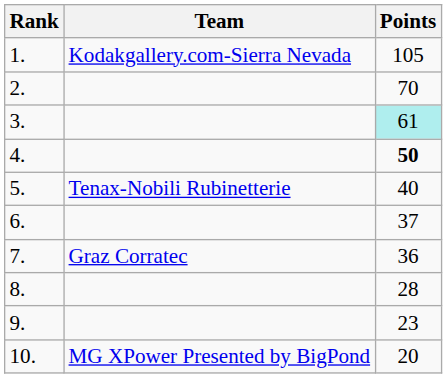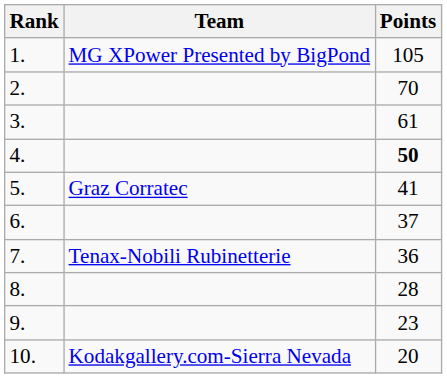(210, 54) Kodakgallery.com-Sierra Nevada -> (219, 54) MG XPower Presented by BigPond
(408, 121) paleturquoise background -> (408, 121) no background
(180, 188) Tenax-Nobili Rubinetterie -> (128, 188) Graz Corratec
(408, 188) 40 -> (408, 188) 41
(128, 255) Graz Corratec -> (180, 255) Tenax-Nobili Rubinetterie
(219, 356) MG XPower Presented by BigPond -> (210, 356) Kodakgallery.com-Sierra Nevada
